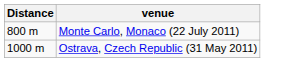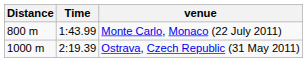+ column: (77, 13)
